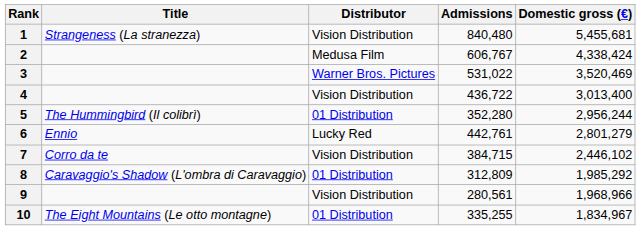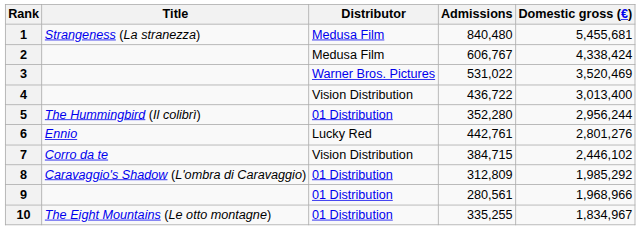(362, 34) Vision Distribution -> (348, 34) Medusa Film
(604, 134) 2,801,279 -> (604, 134) 2,801,276
(362, 194) Vision Distribution -> (352, 194) 01 Distribution
